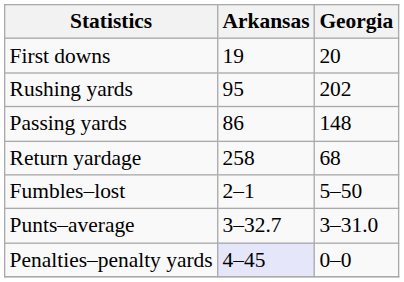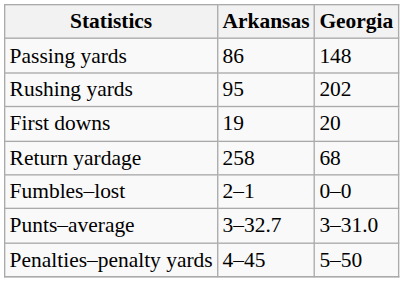rows swapped: (60, 55) <-> (68, 123)
(341, 191) 5–50 -> (335, 191) 0–0
(244, 259) lavender background -> (244, 259) no background
(335, 259) 0–0 -> (341, 259) 5–50
